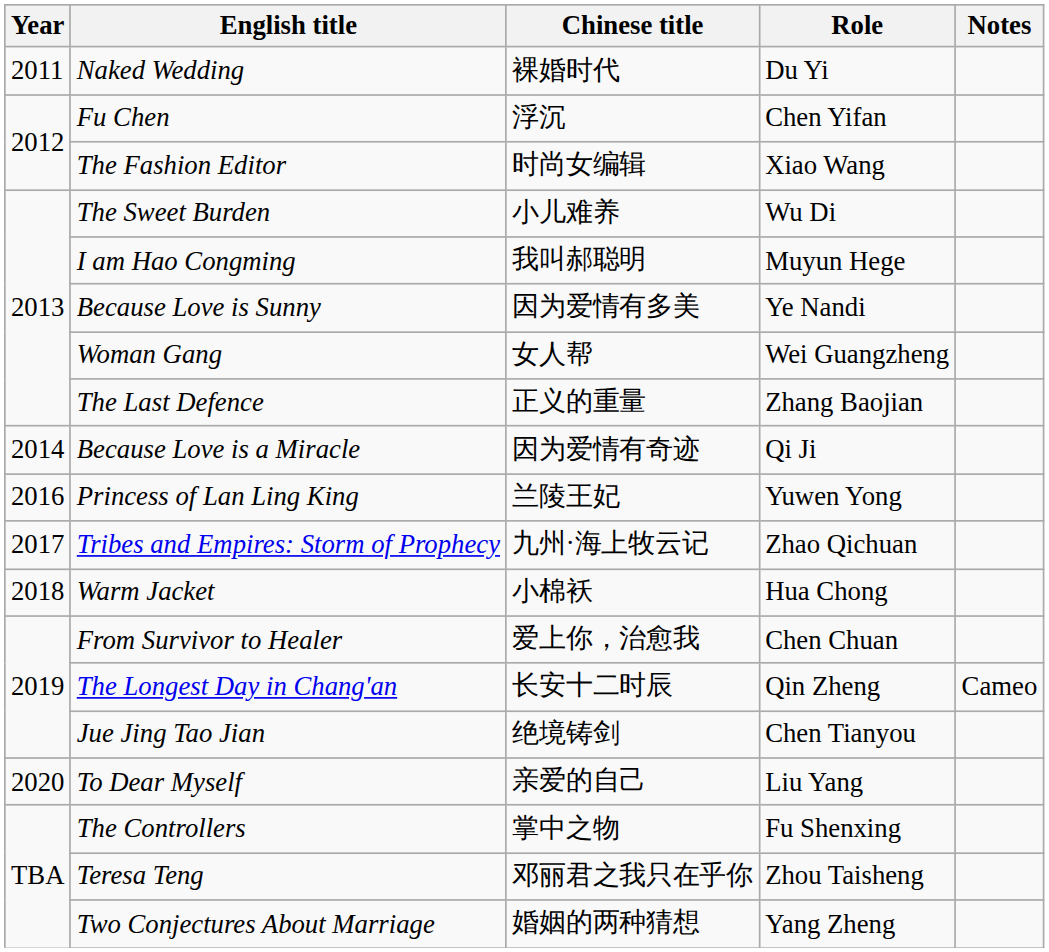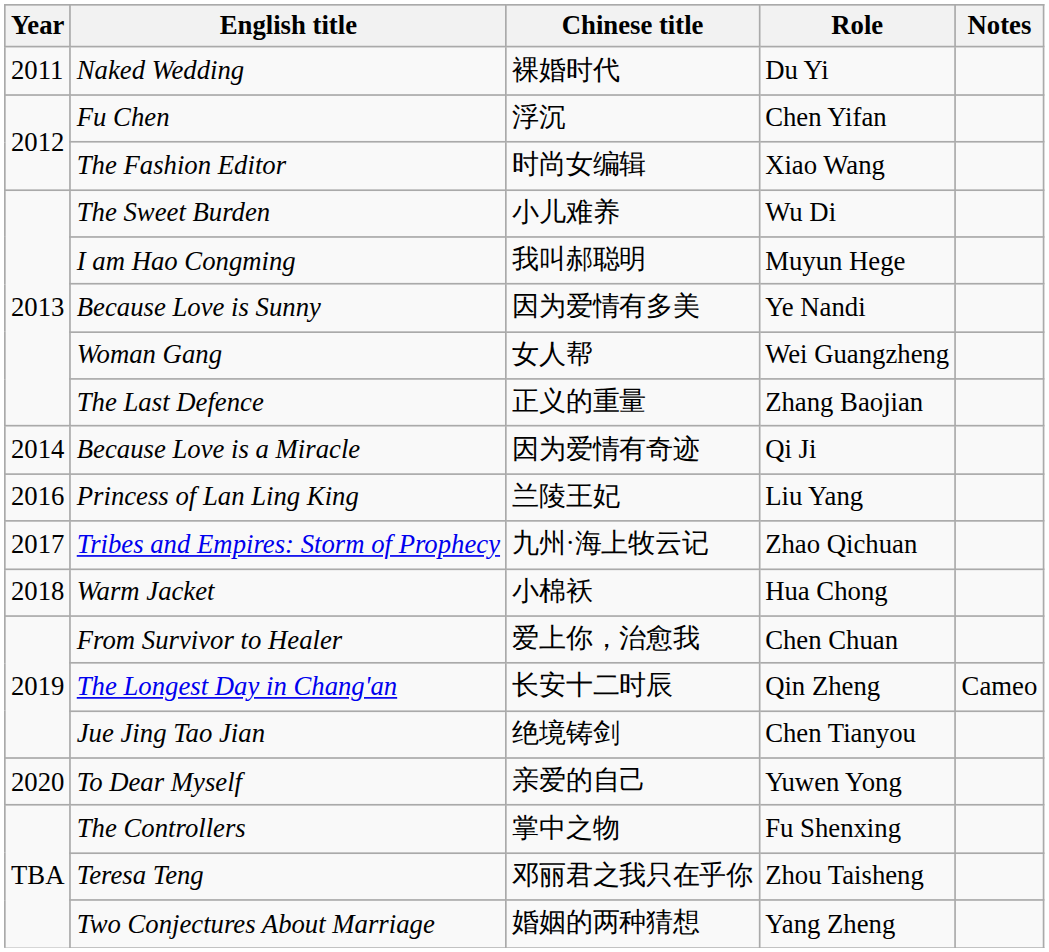(833, 497) Yuwen Yong -> (814, 497) Liu Yang
(814, 781) Liu Yang -> (833, 781) Yuwen Yong
